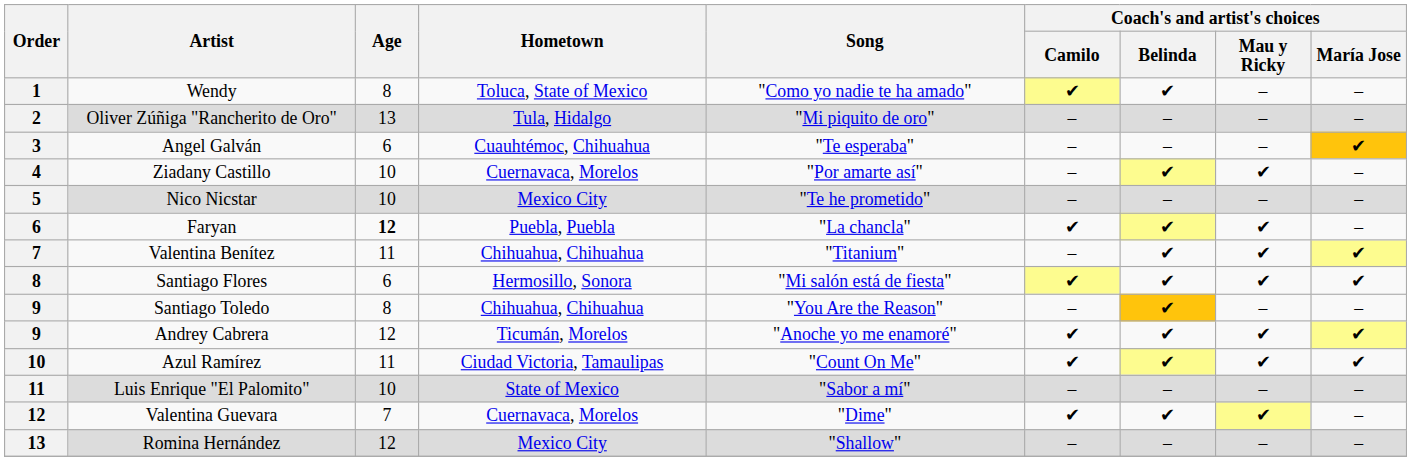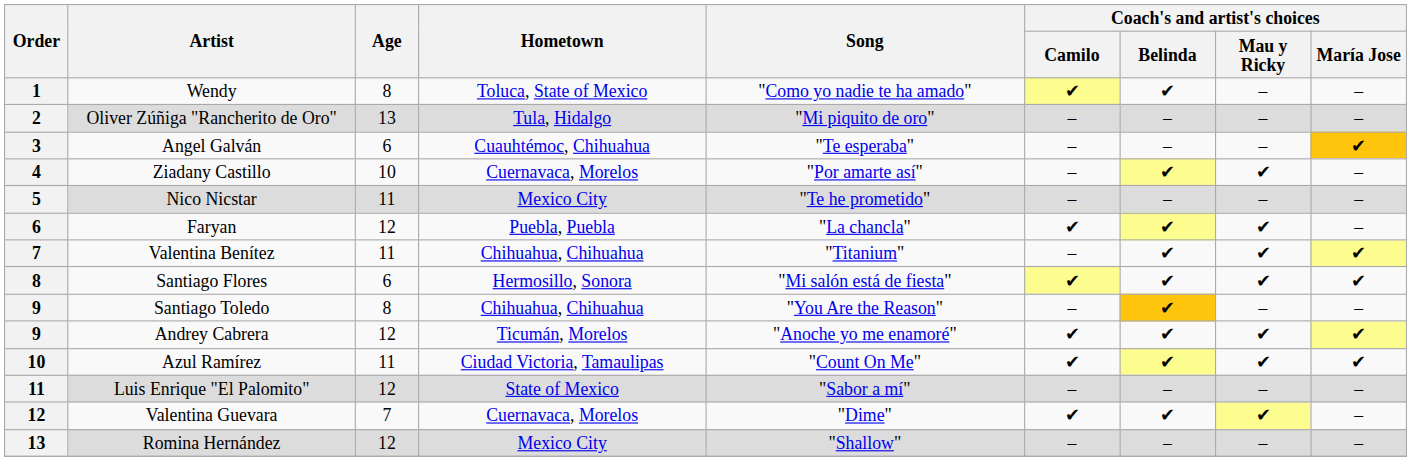(387, 199) 10 -> (387, 199) 11
(387, 226) bold -> (387, 226) normal
(387, 389) 10 -> (387, 389) 12
